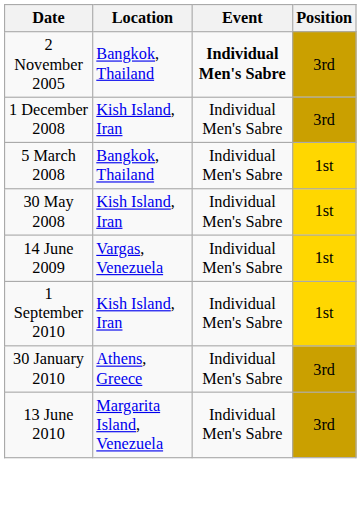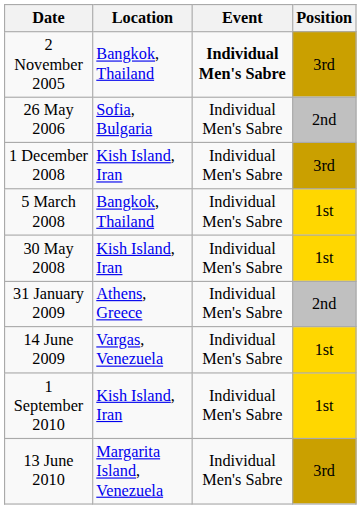+ row: (49, 120)
+ row: (49, 304)
- row: (49, 369)
